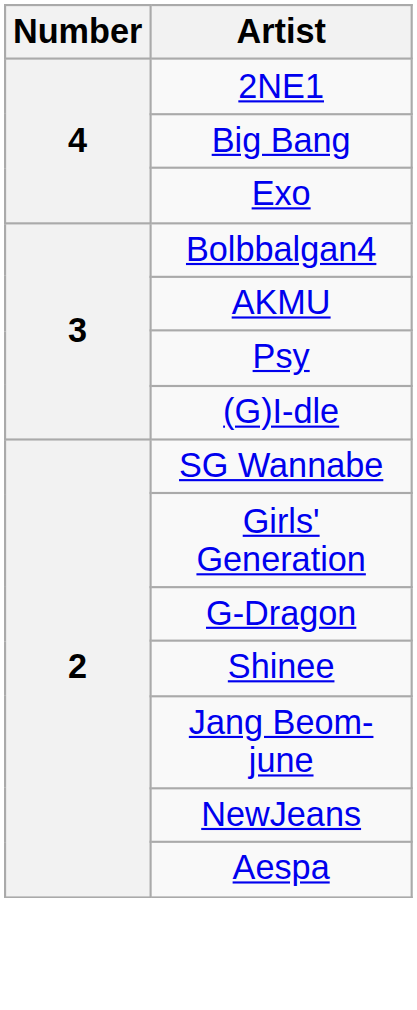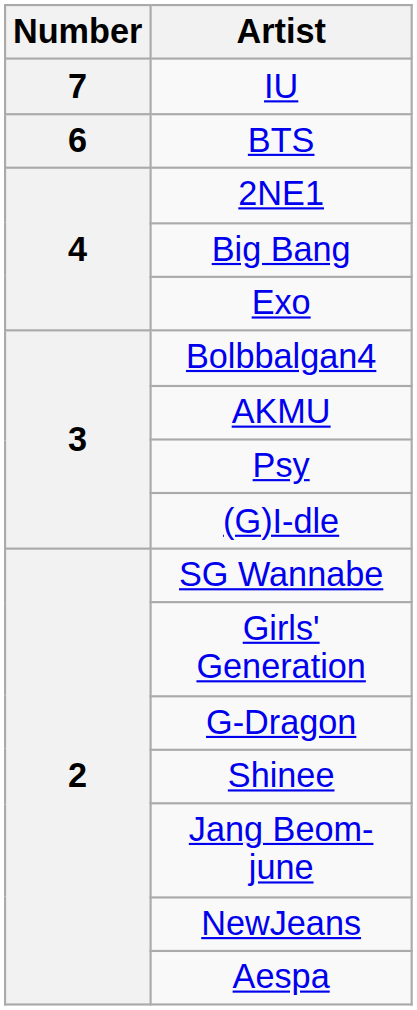+ row: (281, 85)
+ row: (281, 140)
